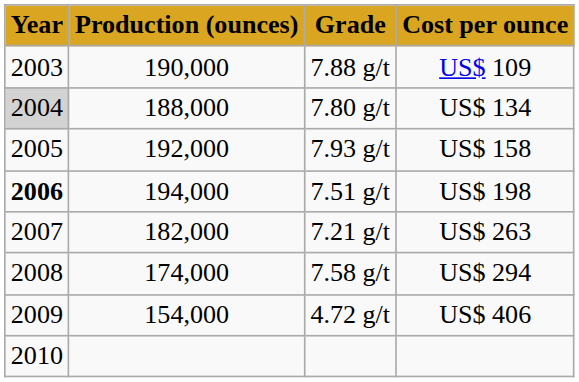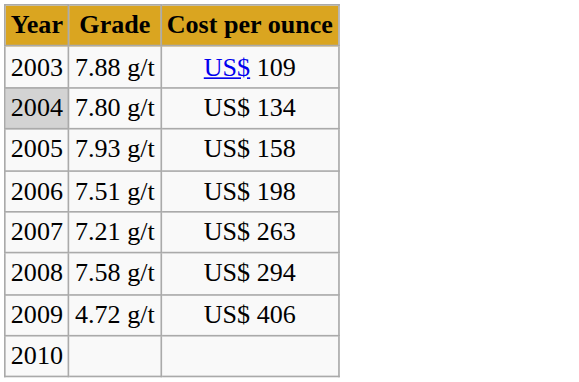- column: (187, 25)
(37, 190) bold -> (37, 190) normal
